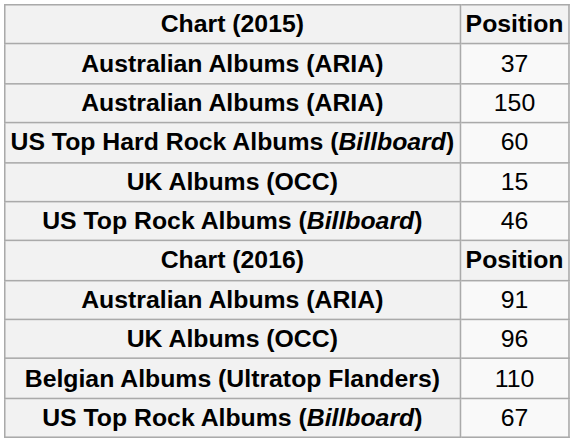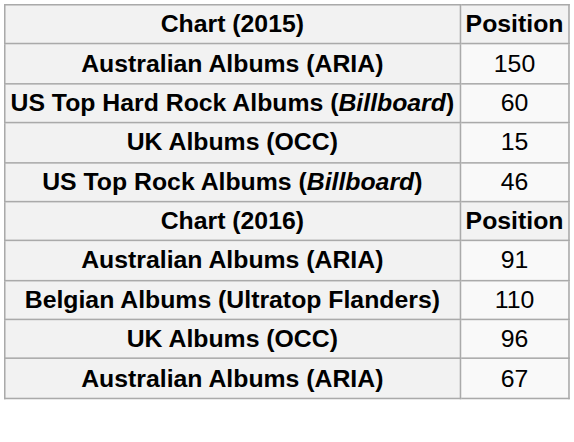- row: (515, 63)
rows swapped: (515, 378) <-> (515, 338)
(232, 417) US Top Rock Albums (Billboard) -> (232, 378) Australian Albums (ARIA)
